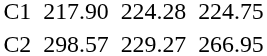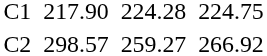(153, 44) 229.27 -> (153, 44) 259.27
(231, 44) 266.95 -> (231, 44) 266.92
